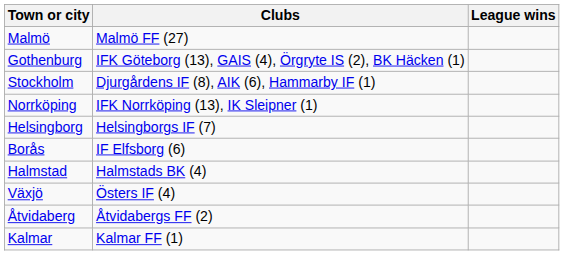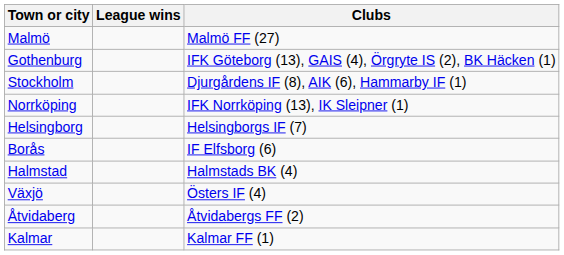columns swapped: (513, 15) <-> (280, 15)
